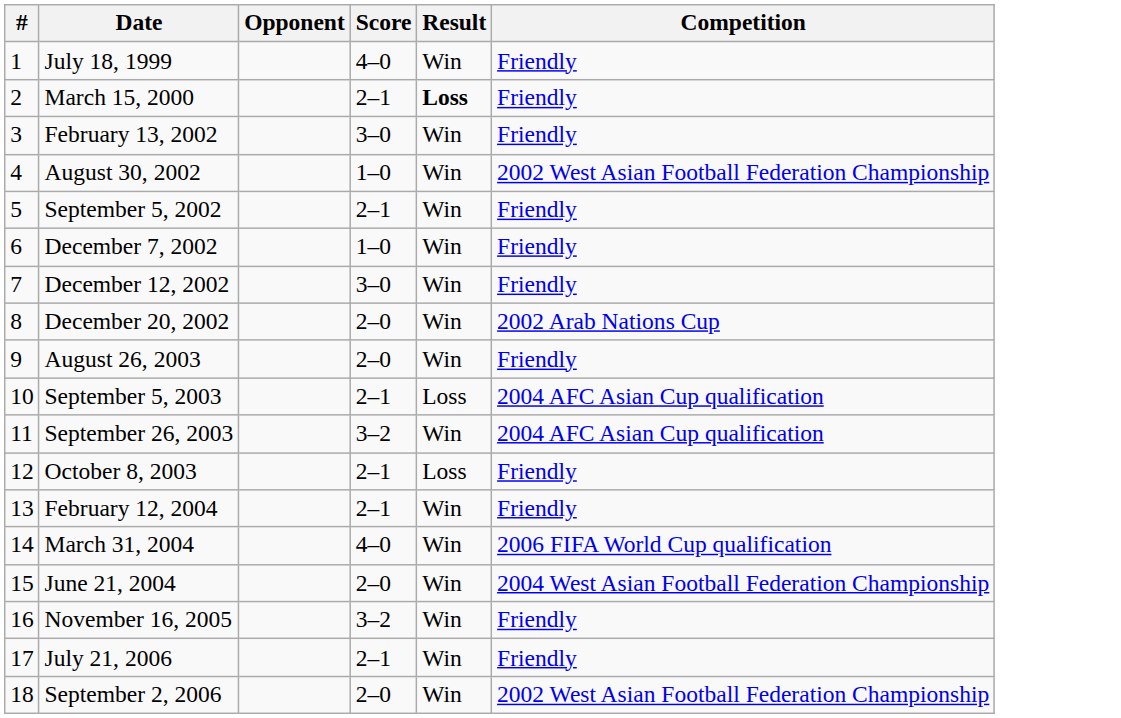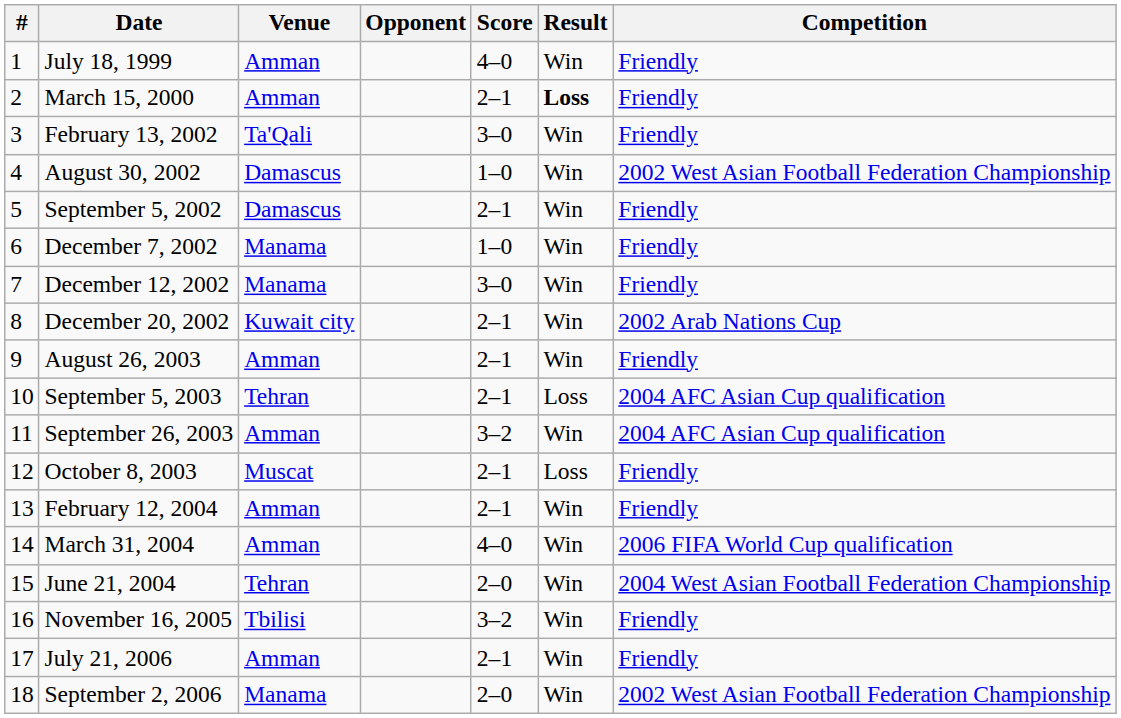+ column: (299, 23)
(373, 321) 2–0 -> (494, 321) 2–1
(373, 358) 2–0 -> (494, 358) 2–1
